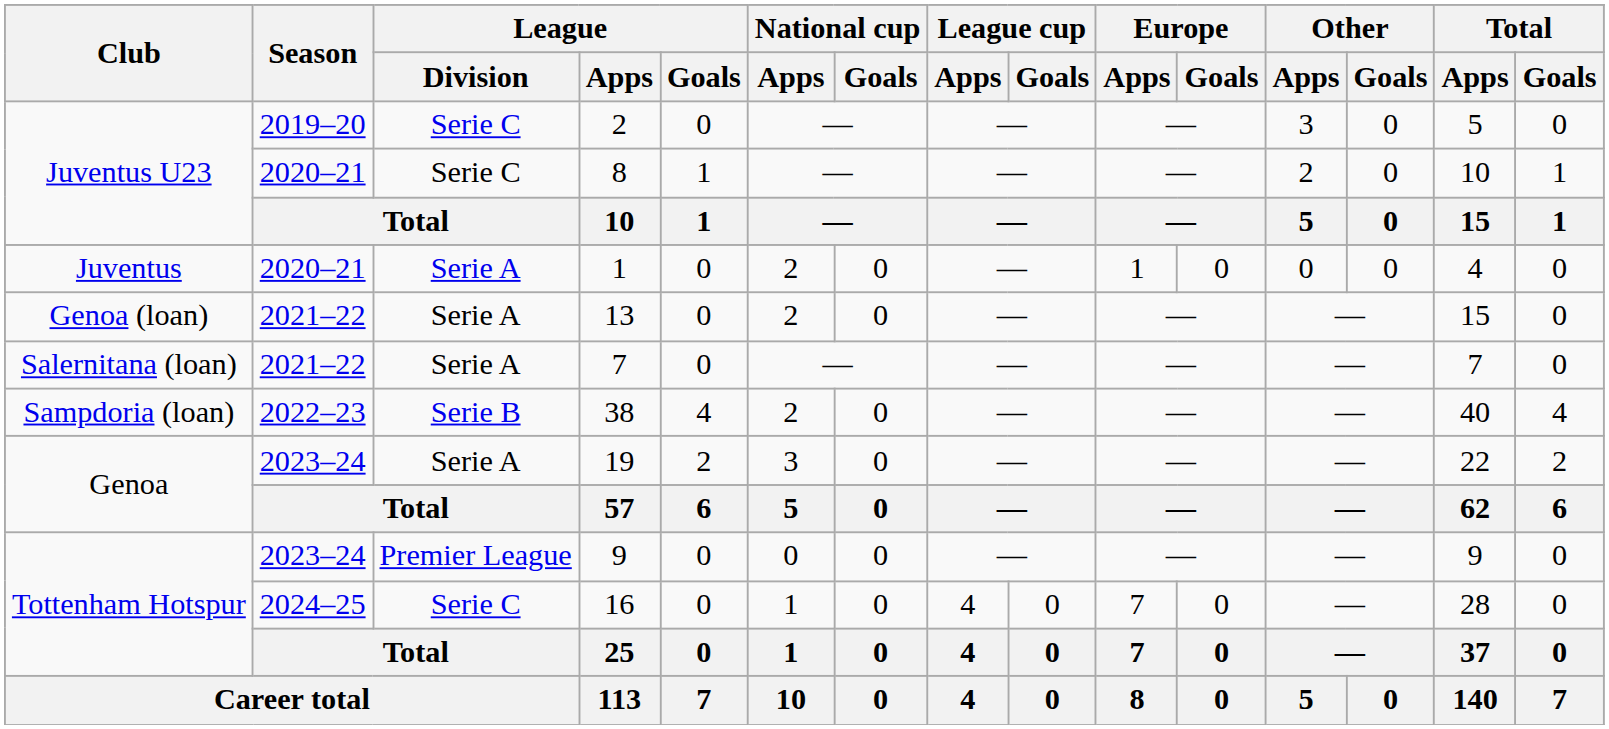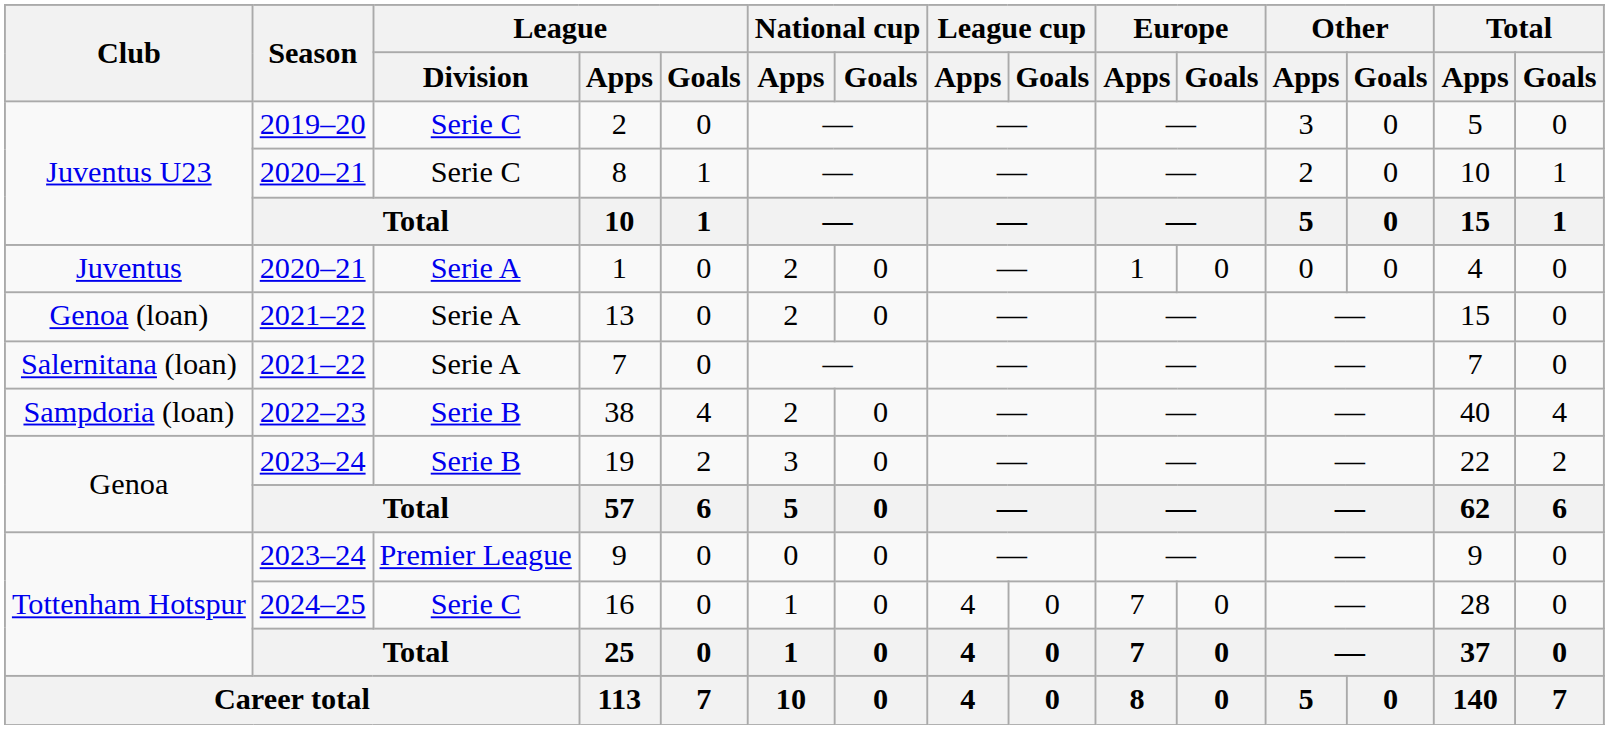(476, 460) Serie A -> (476, 460) Serie B
